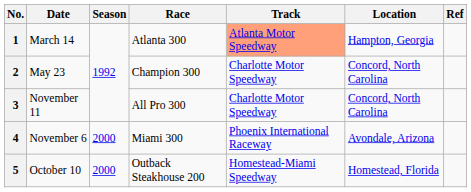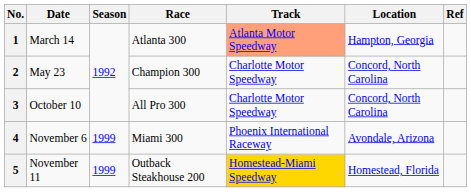(54, 105) November 11 -> (55, 105) October 10
(104, 138) 2000 -> (104, 138) 1999
(55, 171) October 10 -> (54, 171) November 11
(104, 171) 2000 -> (104, 171) 1999
(272, 171) no background -> (272, 171) gold background
